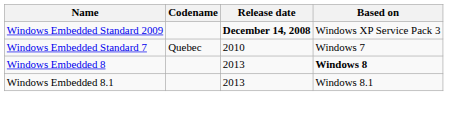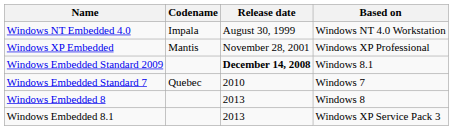+ row: (69, 30)
+ row: (60, 47)
(378, 30) Windows XP Service Pack 3 -> (344, 64) Windows 8.1
(341, 64) bold -> (340, 99) normal
(344, 82) Windows 8.1 -> (378, 116) Windows XP Service Pack 3
